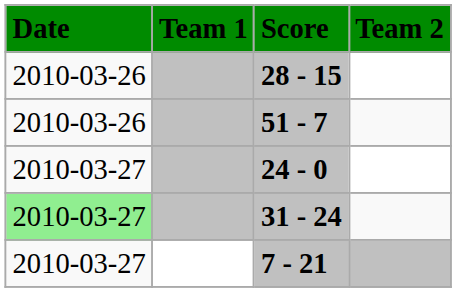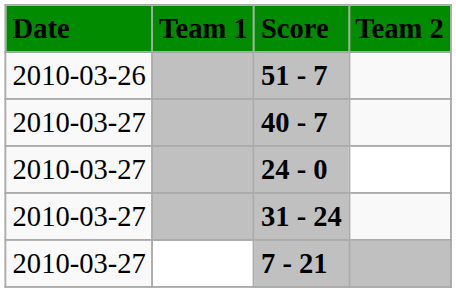- row: (301, 75)
+ row: (294, 122)
(79, 216) lightgreen background -> (79, 216) no background
